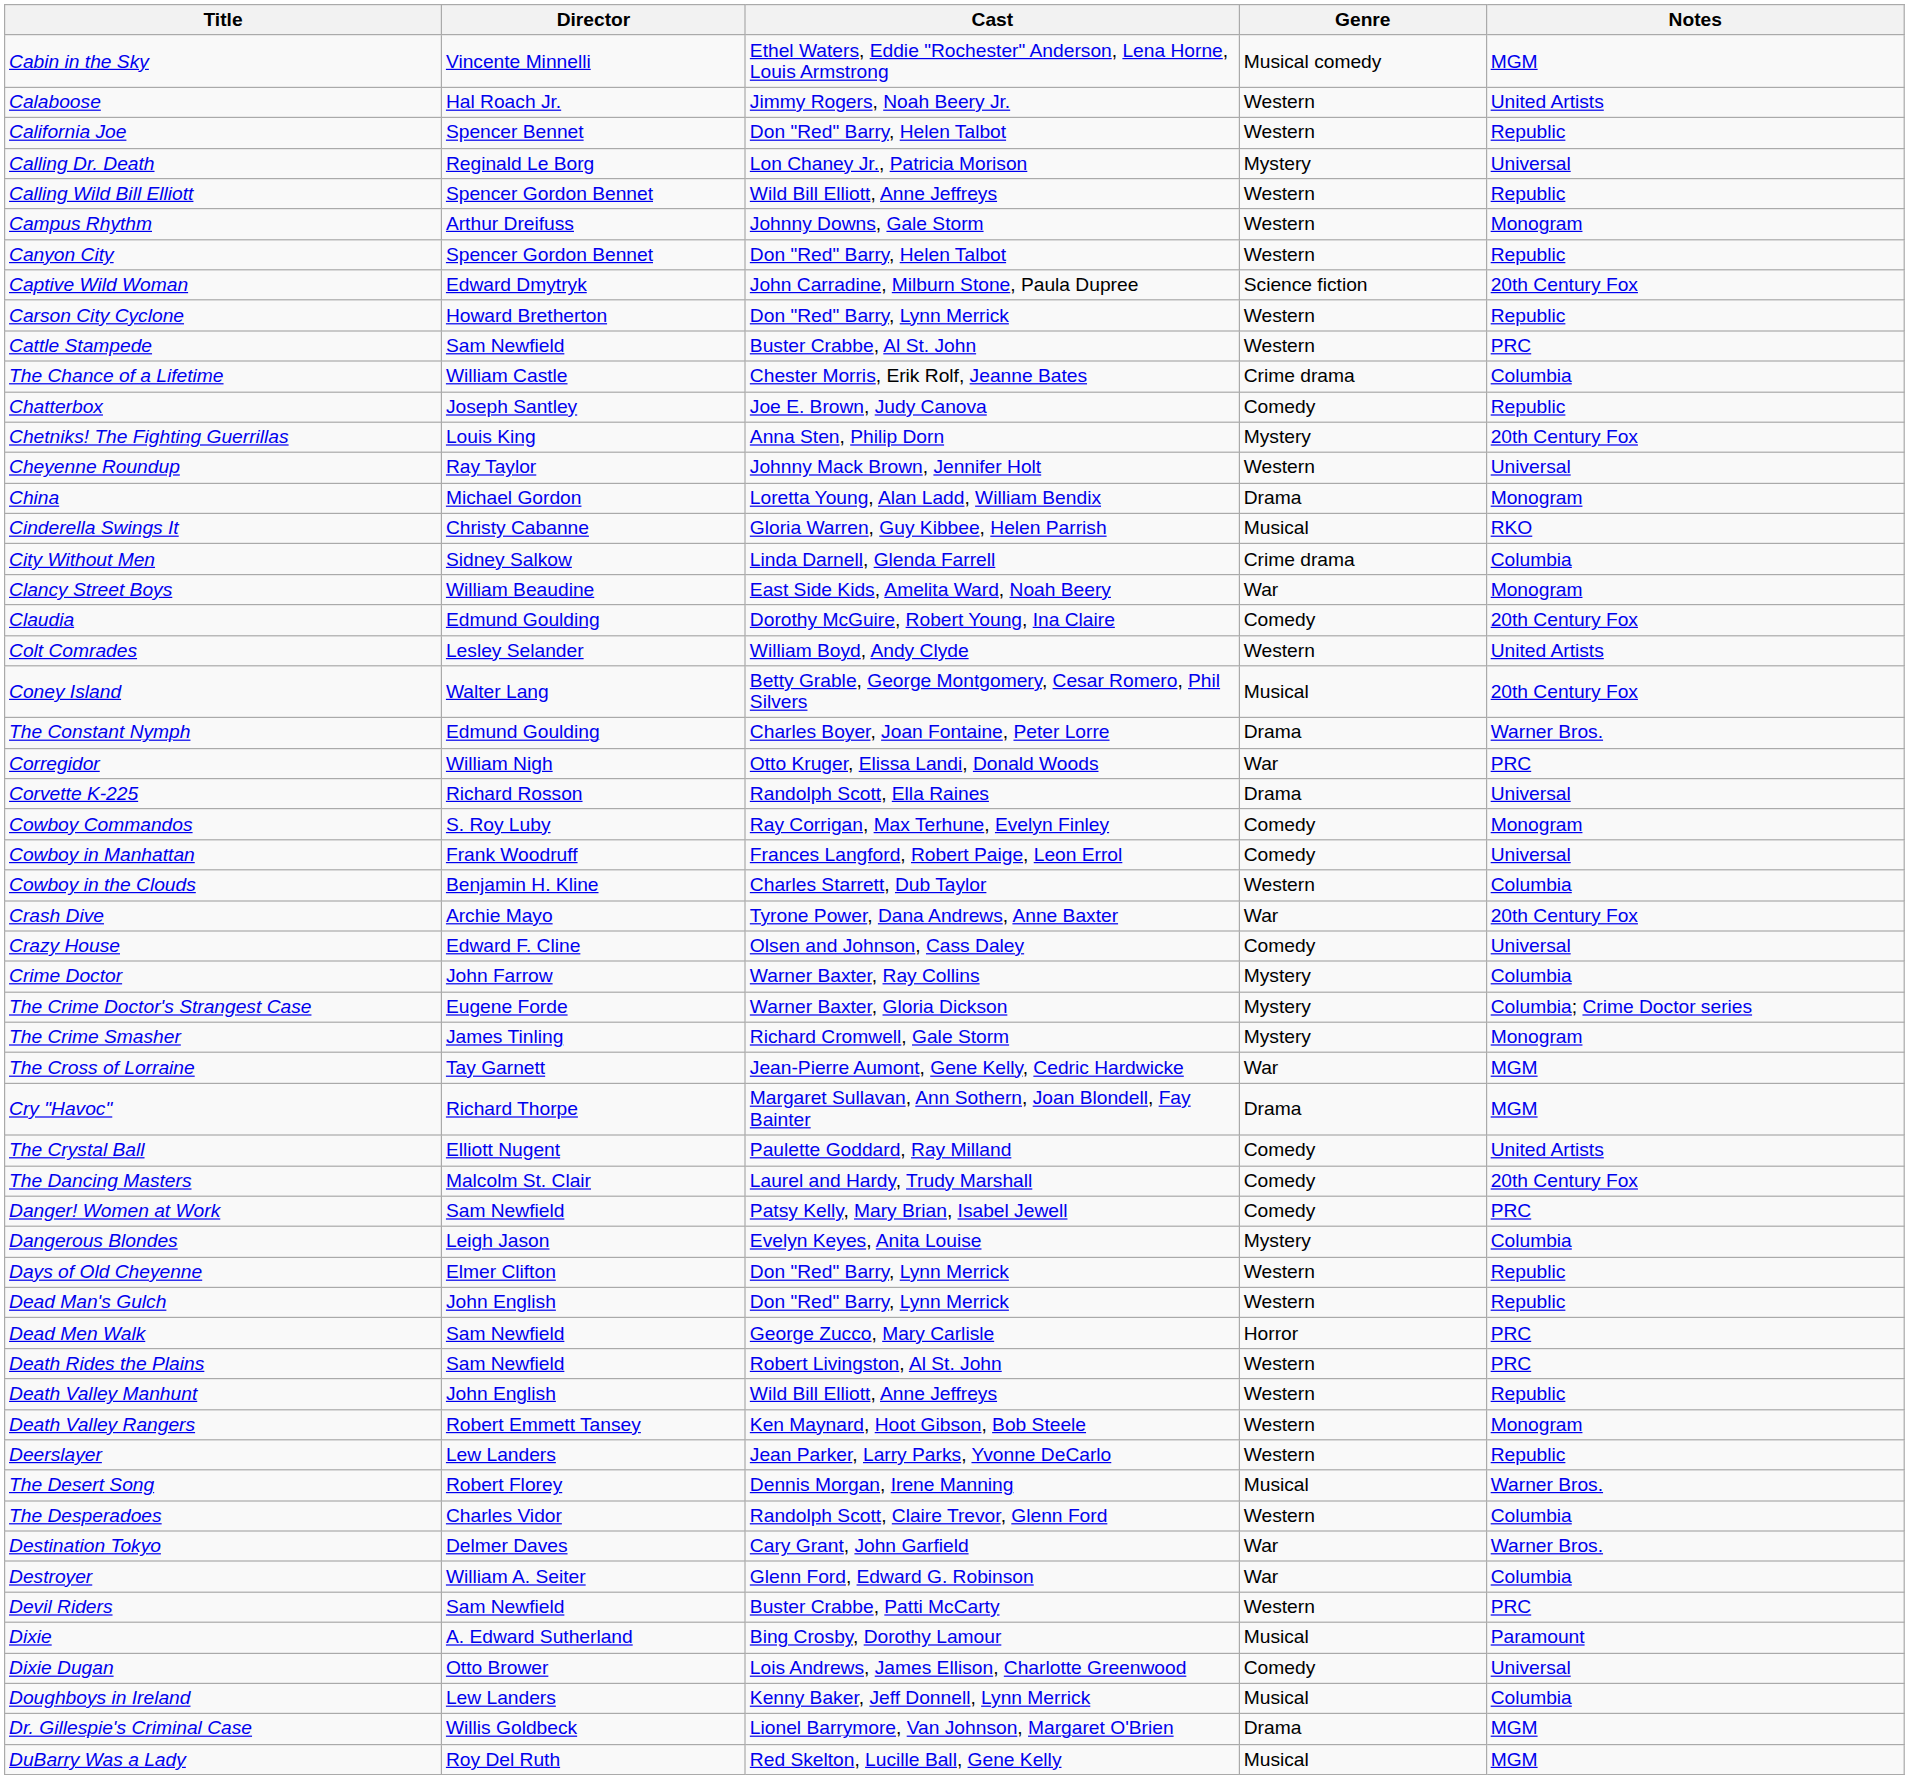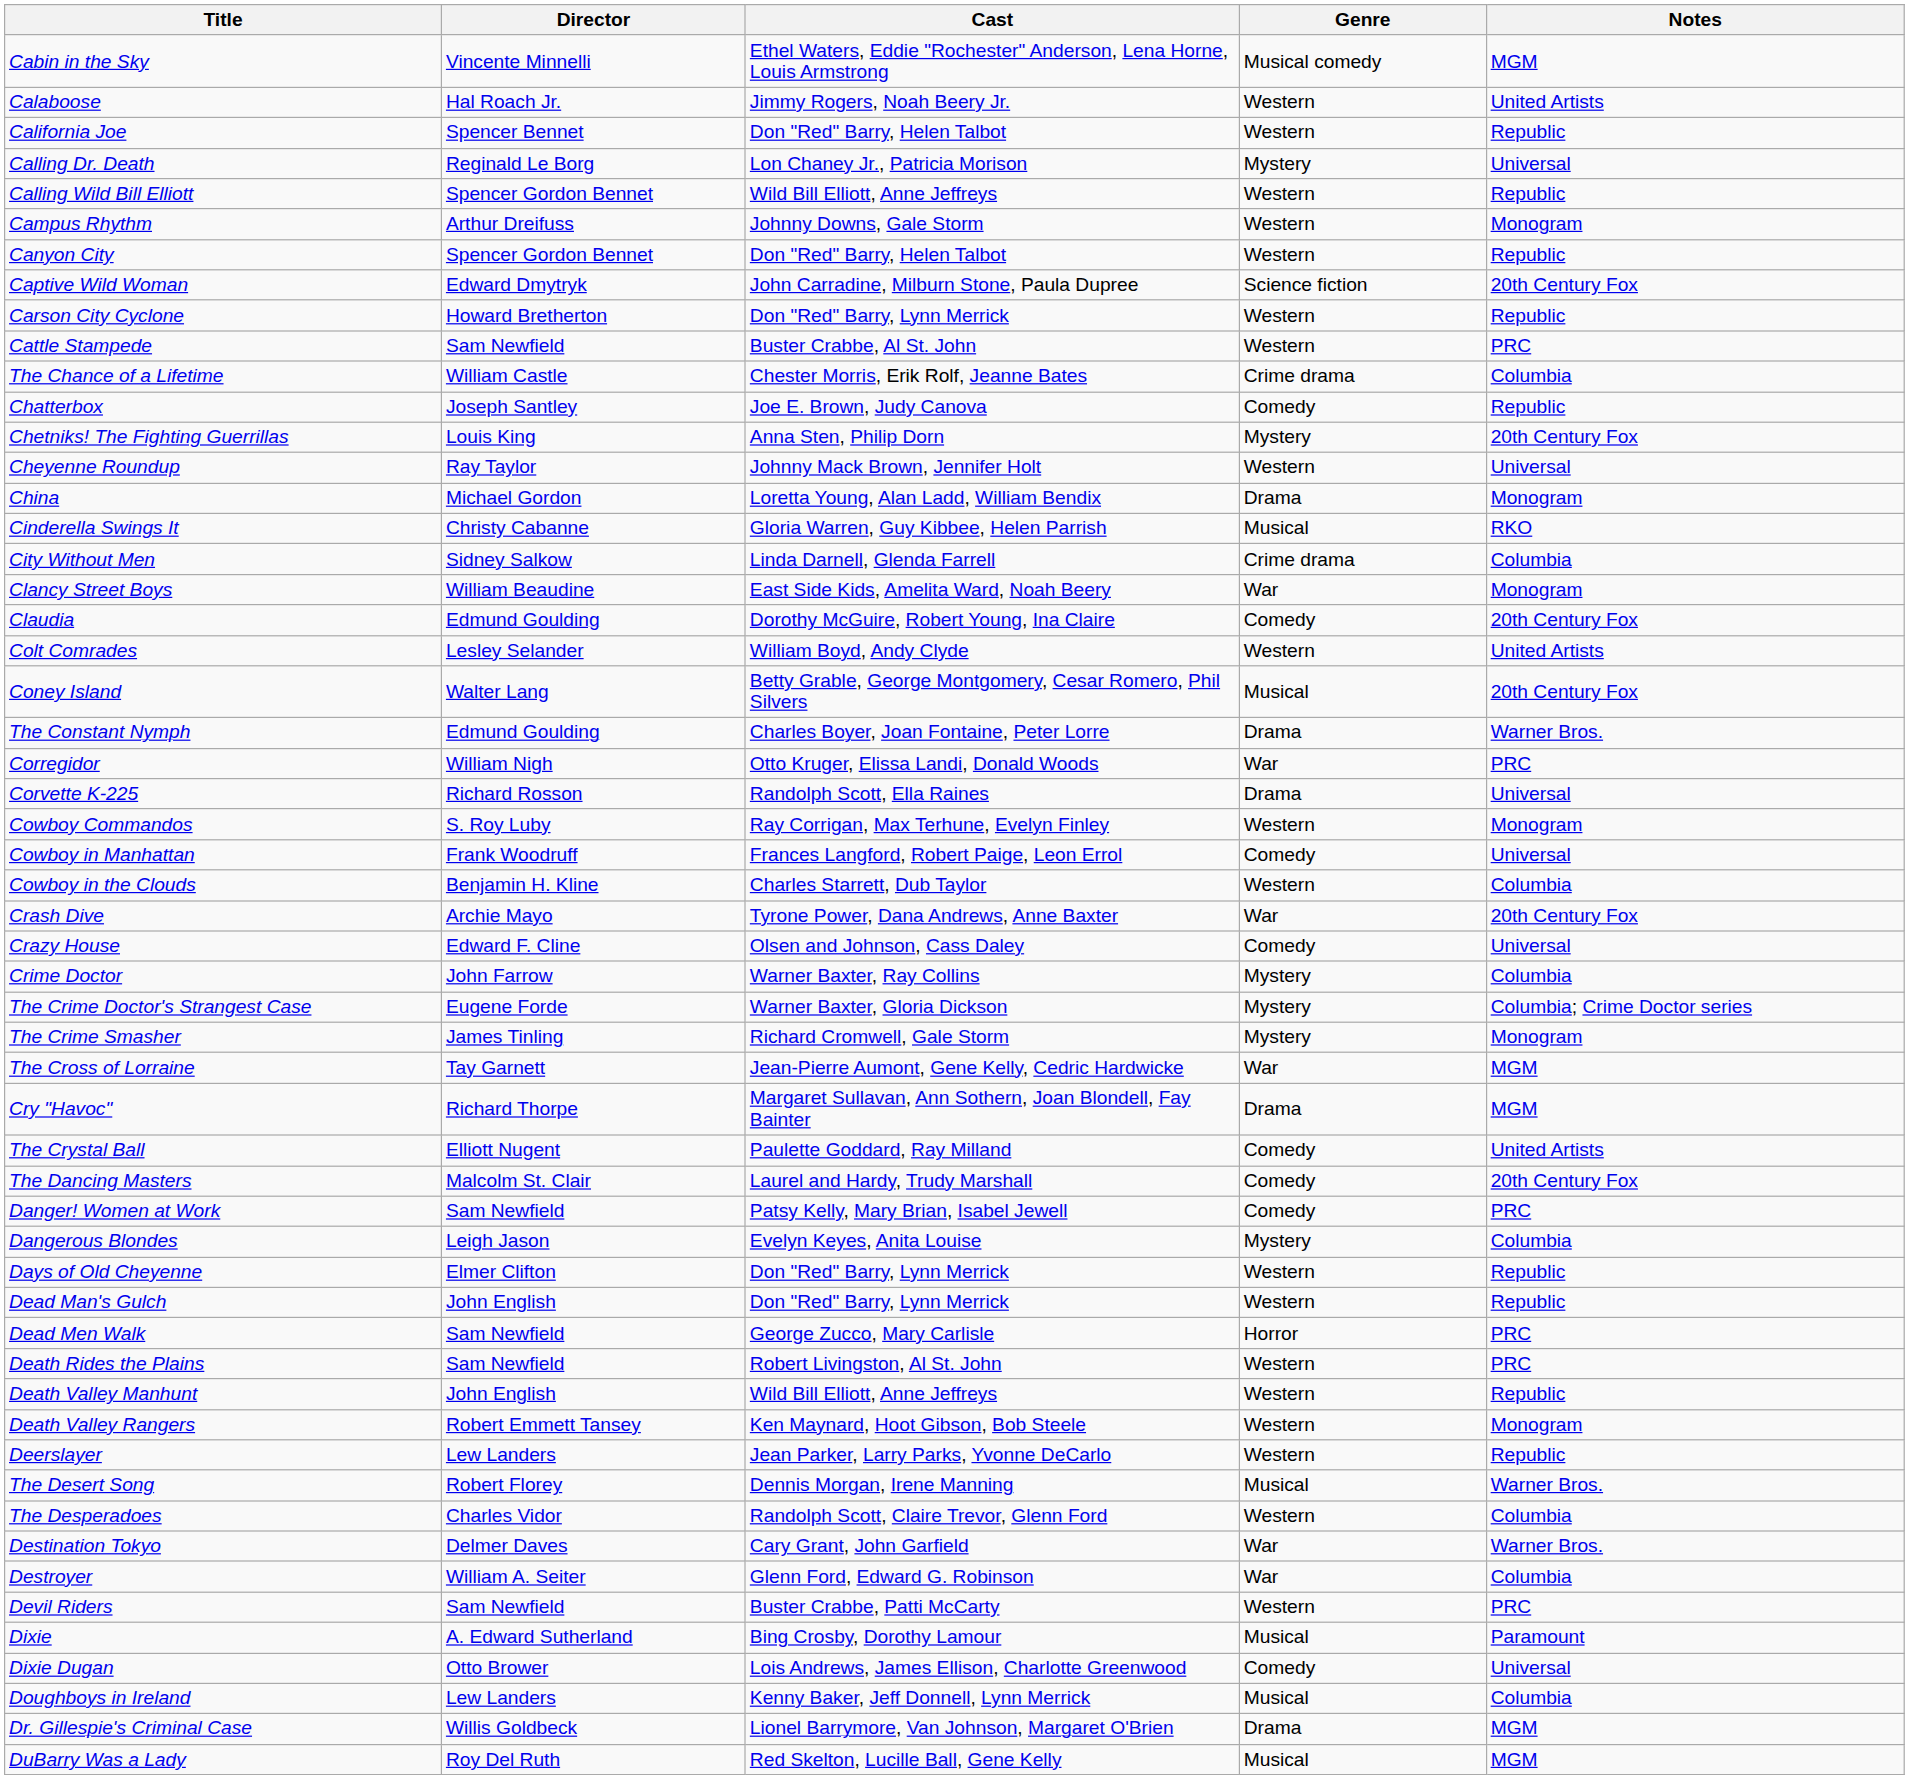(1279, 824) Comedy -> (1279, 824) Western
